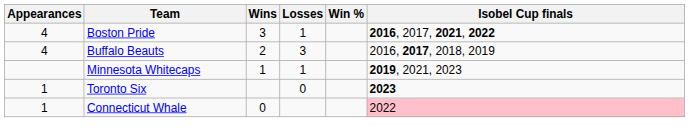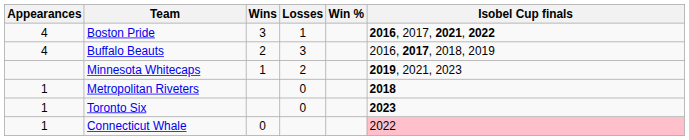(303, 70) 1 -> (303, 70) 2
+ row: (143, 89)
